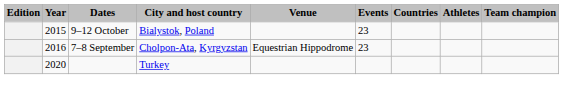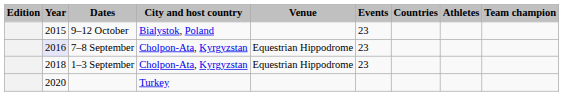(56, 48) no background -> (56, 48) lavender background
+ row: (103, 65)
